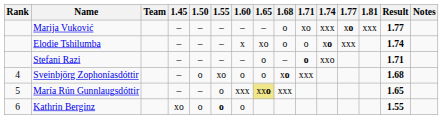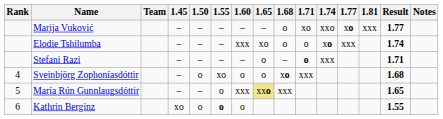(327, 28) xxx -> (327, 28) xxo
(242, 44) x -> (242, 44) xxx
(327, 59) xxo -> (327, 59) xxx
